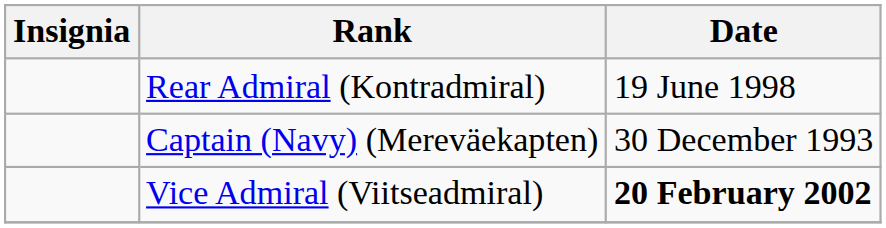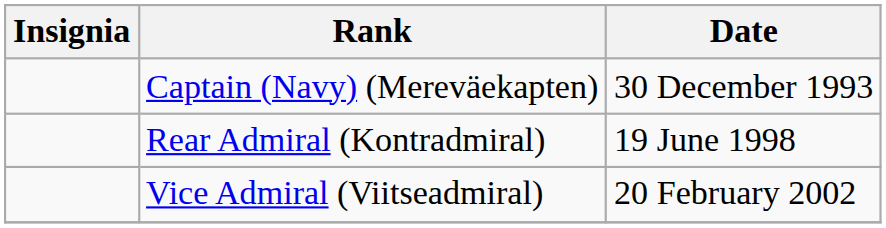rows swapped: (372, 139) <-> (346, 85)
(743, 193) bold -> (735, 193) normal
